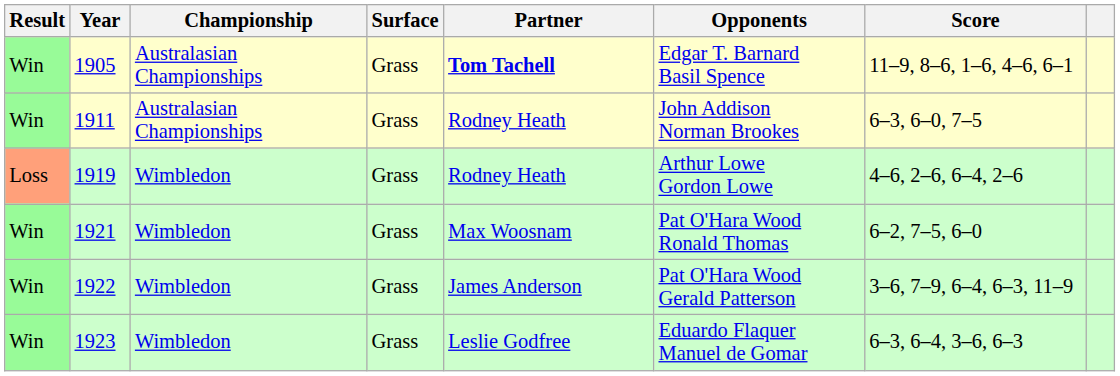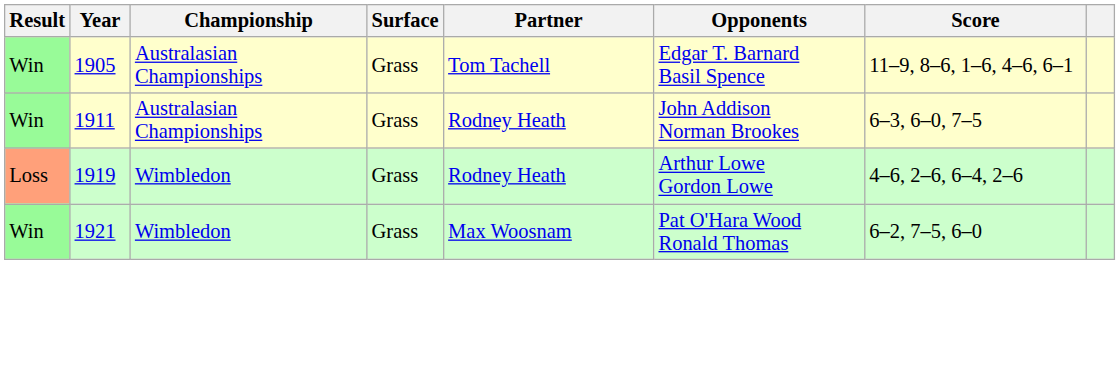(502, 64) bold -> (499, 64) normal
- row: (95, 286)
- row: (95, 342)
